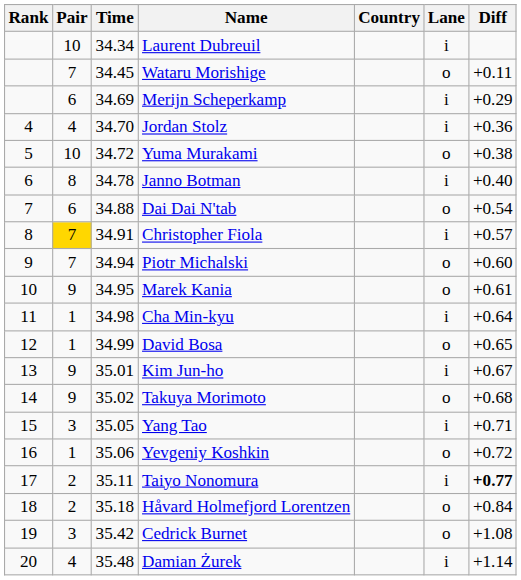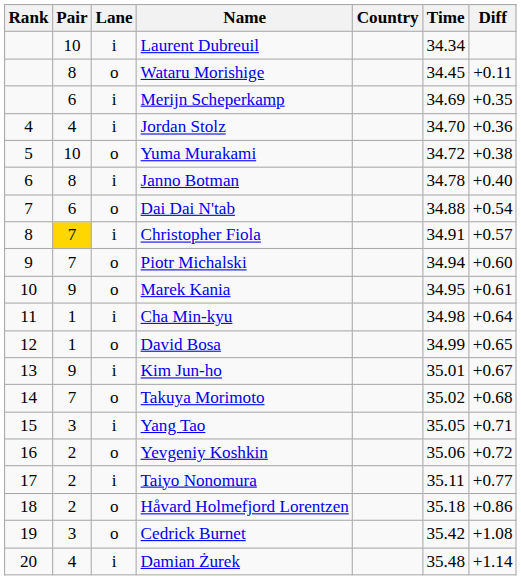columns swapped: (446, 18) <-> (115, 18)
(72, 72) 7 -> (72, 72) 8
(493, 99) +0.29 -> (493, 99) +0.35
(72, 398) 9 -> (72, 398) 7
(72, 452) 1 -> (72, 452) 2
(493, 479) bold -> (493, 479) normal
(493, 506) +0.84 -> (493, 506) +0.86
